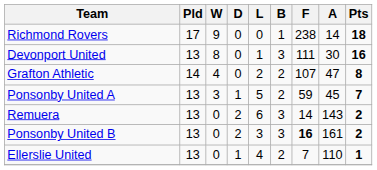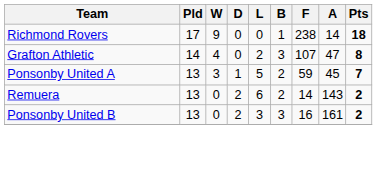- row: (56, 54)
(281, 74) 2 -> (281, 54) 3
(281, 114) 3 -> (281, 94) 2
(306, 134) bold -> (306, 114) normal
- row: (49, 154)
